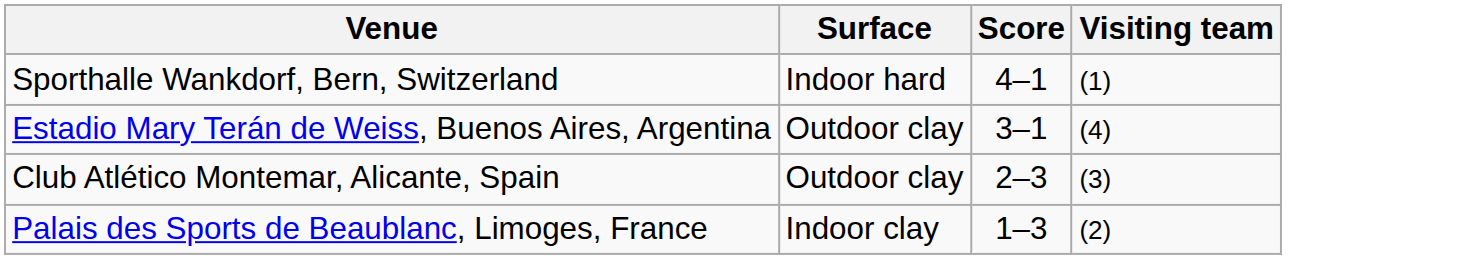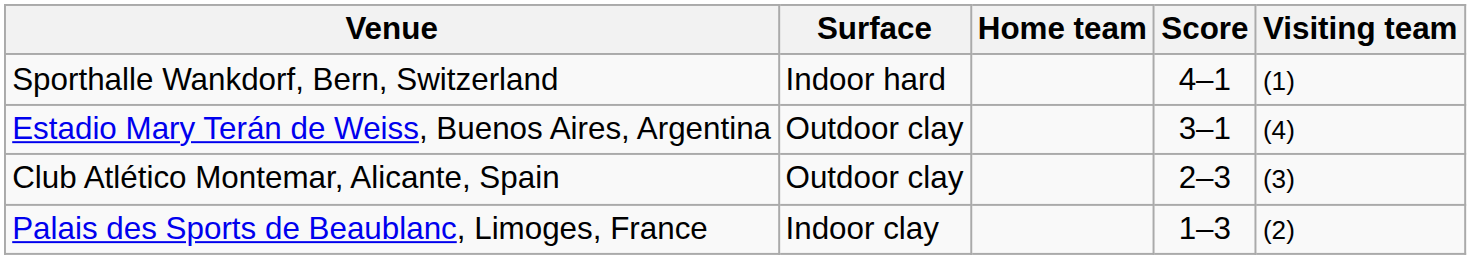+ column: (1062, 29)
